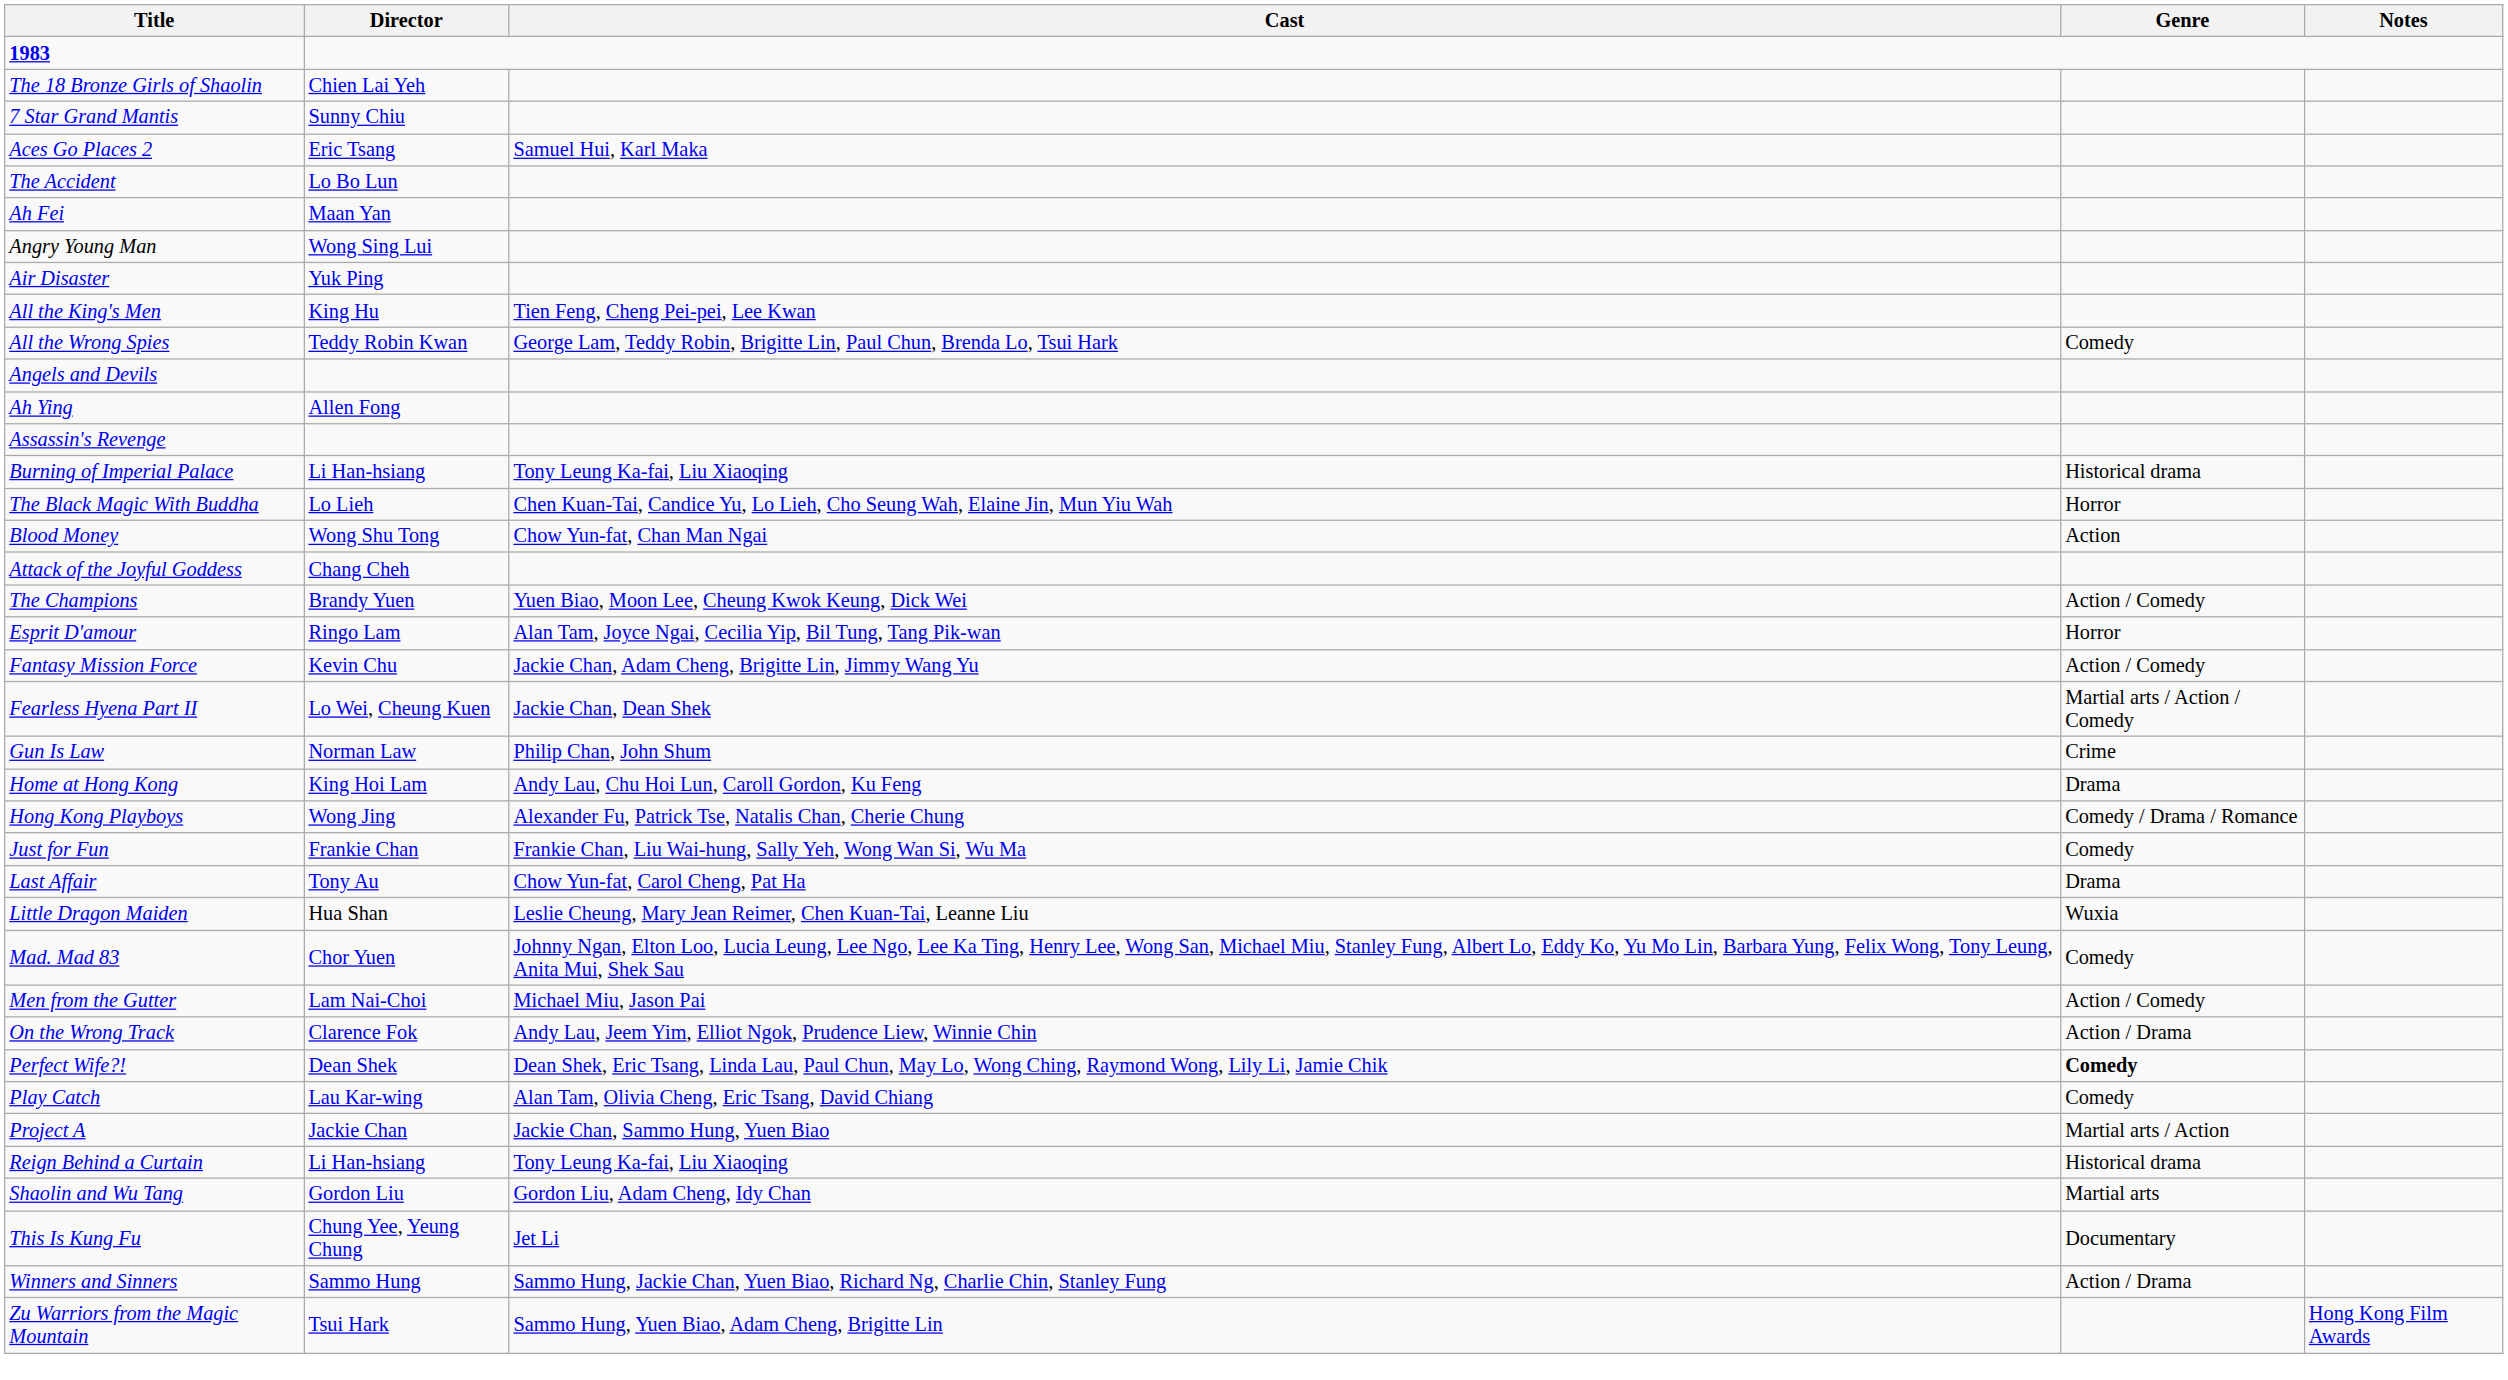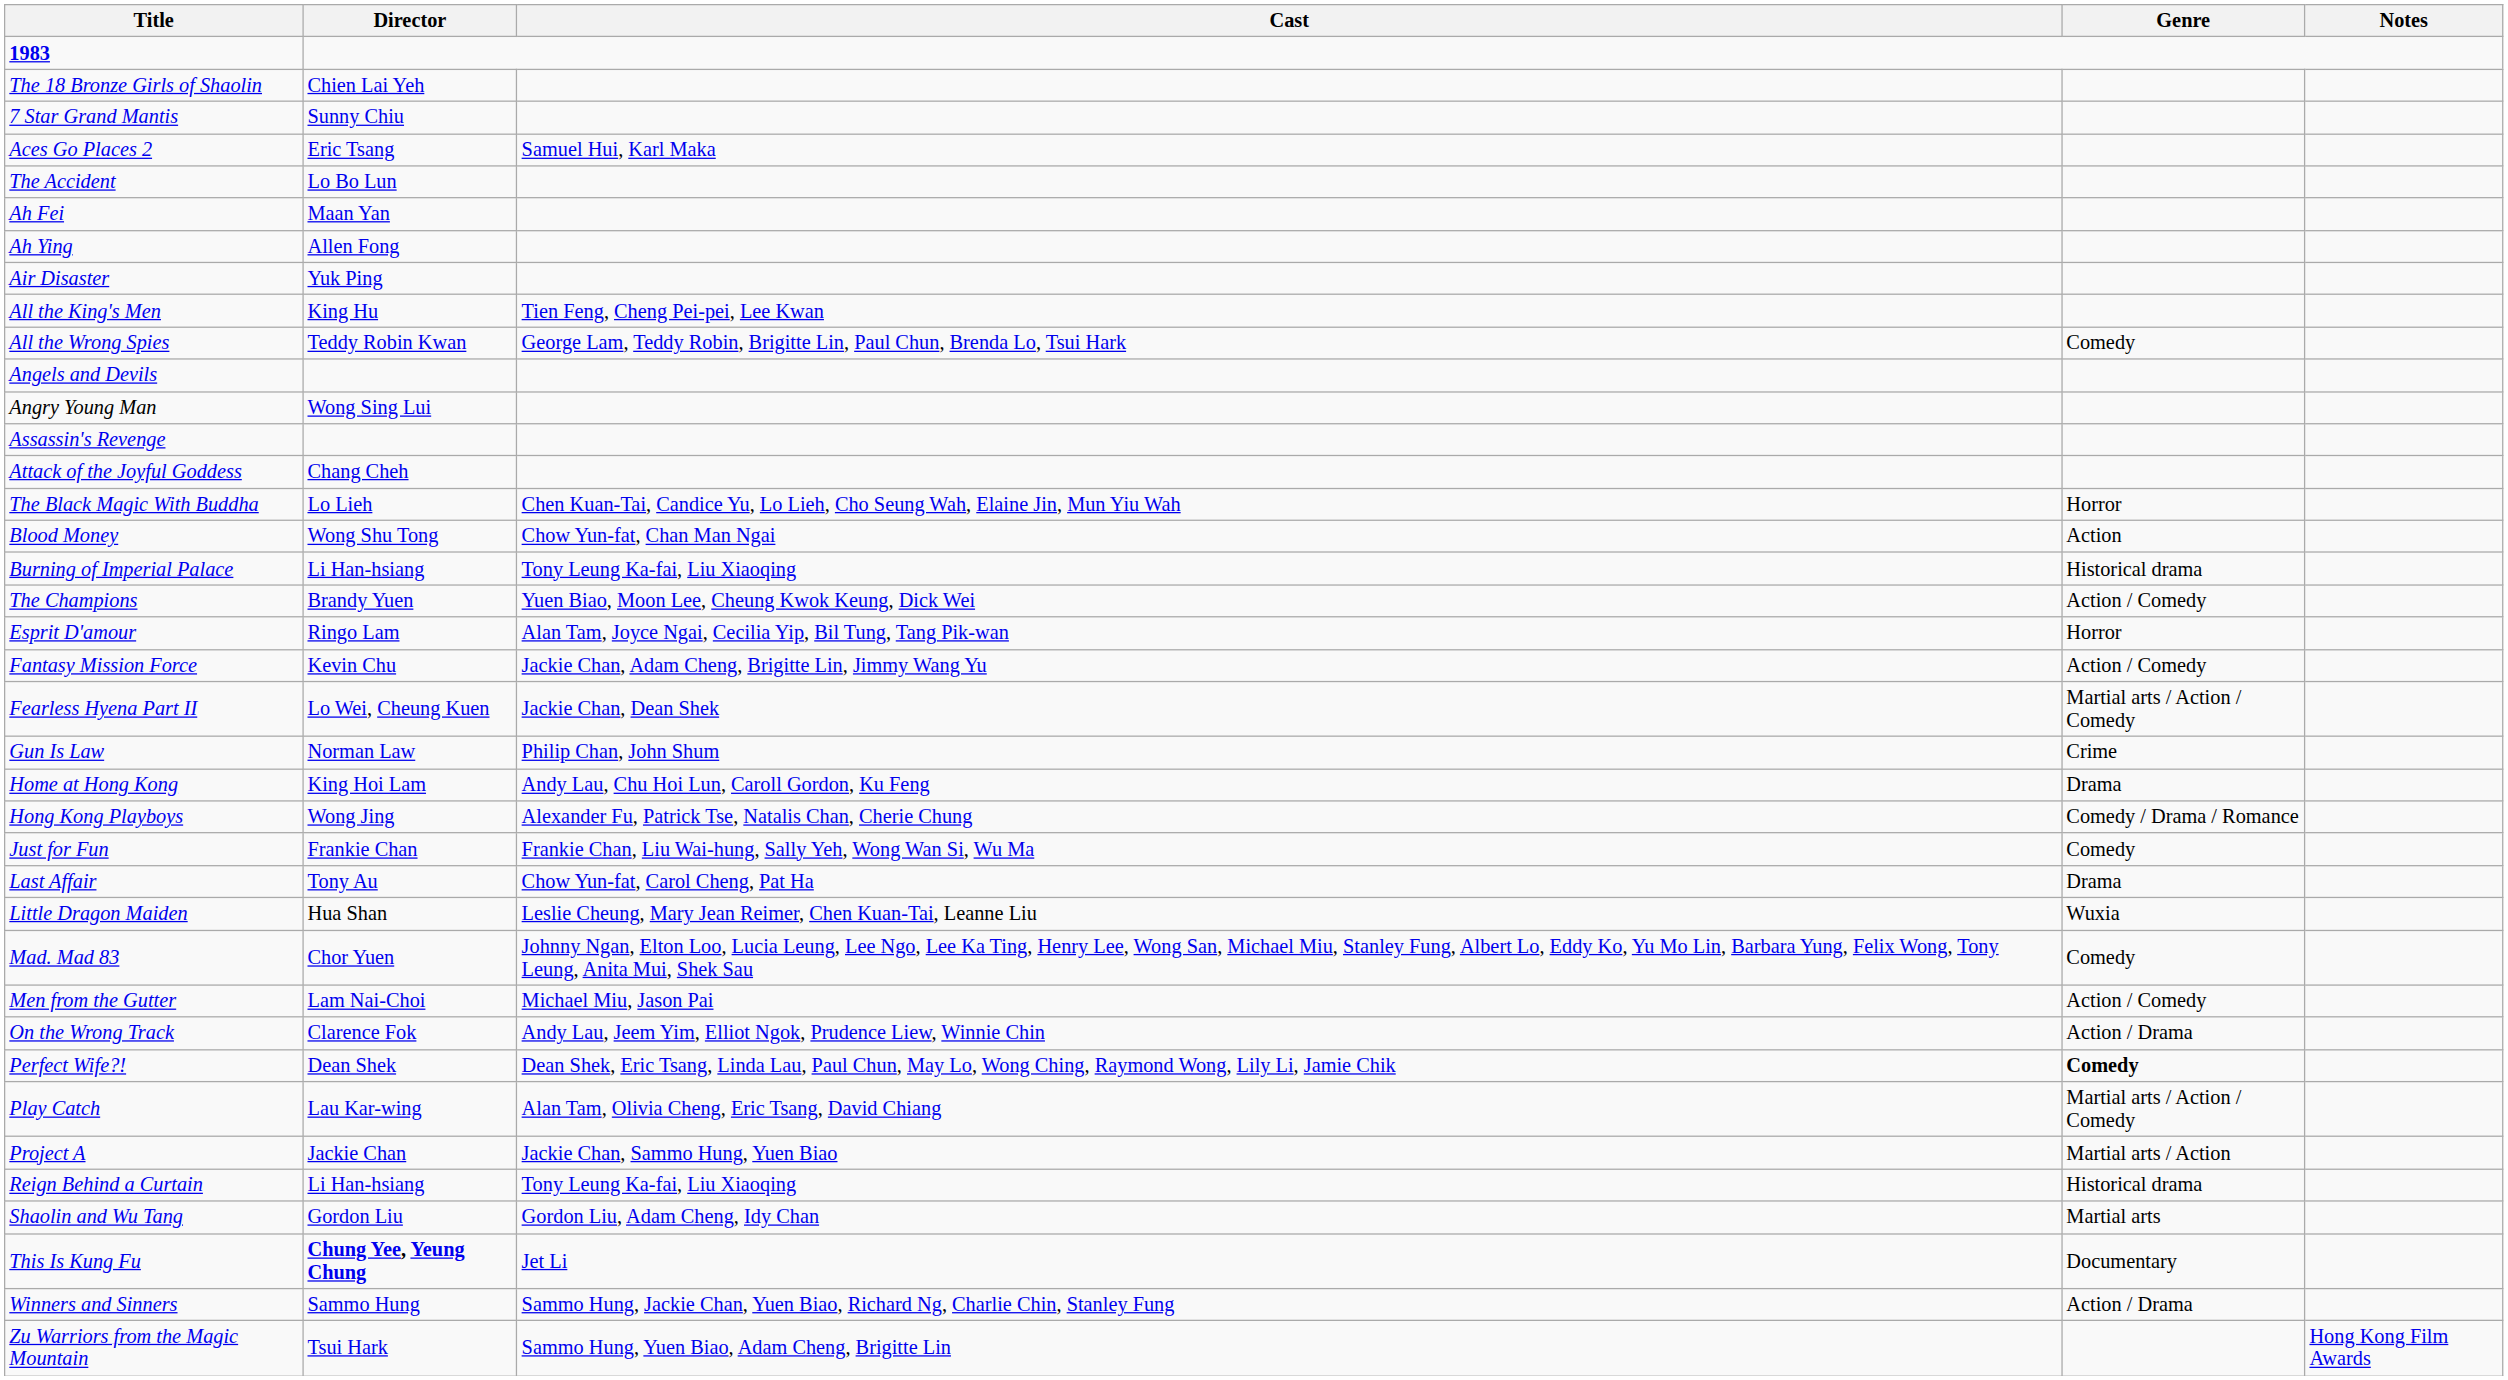rows swapped: (41, 407) <-> (83, 246)
rows swapped: (126, 568) <-> (121, 471)
(2100, 1097) Comedy -> (2154, 1109) Martial arts / Action / Comedy
(384, 1237) normal -> (386, 1260) bold
